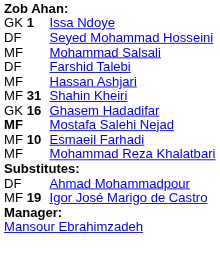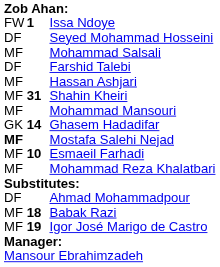(13, 23) GK -> (14, 23) FW
+ row: (113, 110)
(34, 110) 16 -> (34, 125) 14
+ row: (83, 212)
